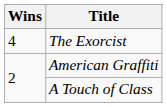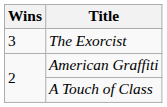(12, 41) 4 -> (12, 41) 3
